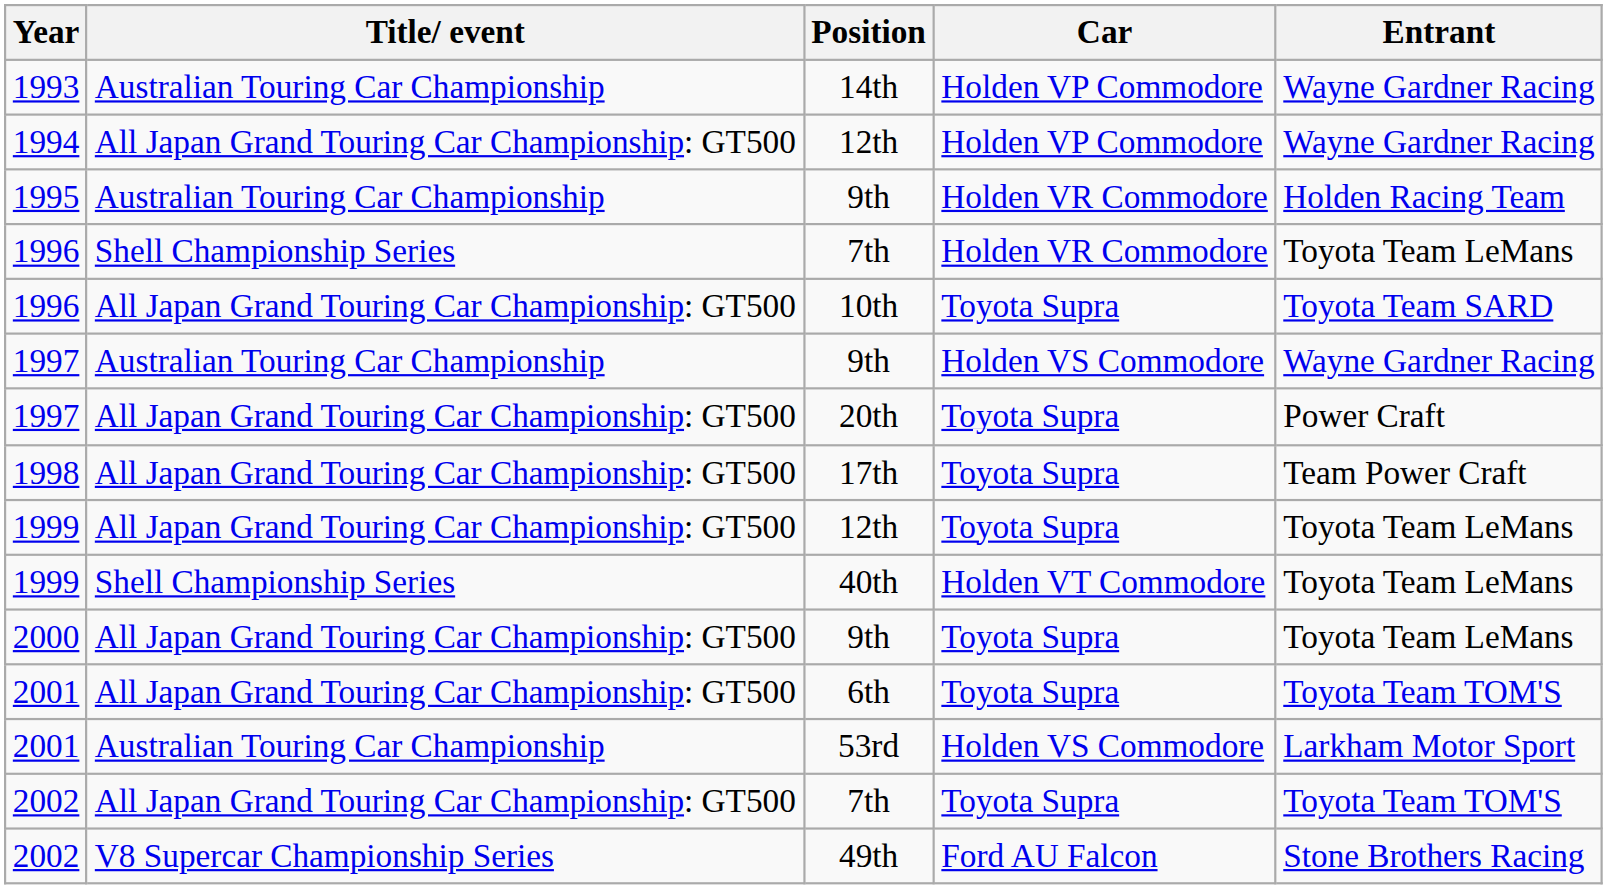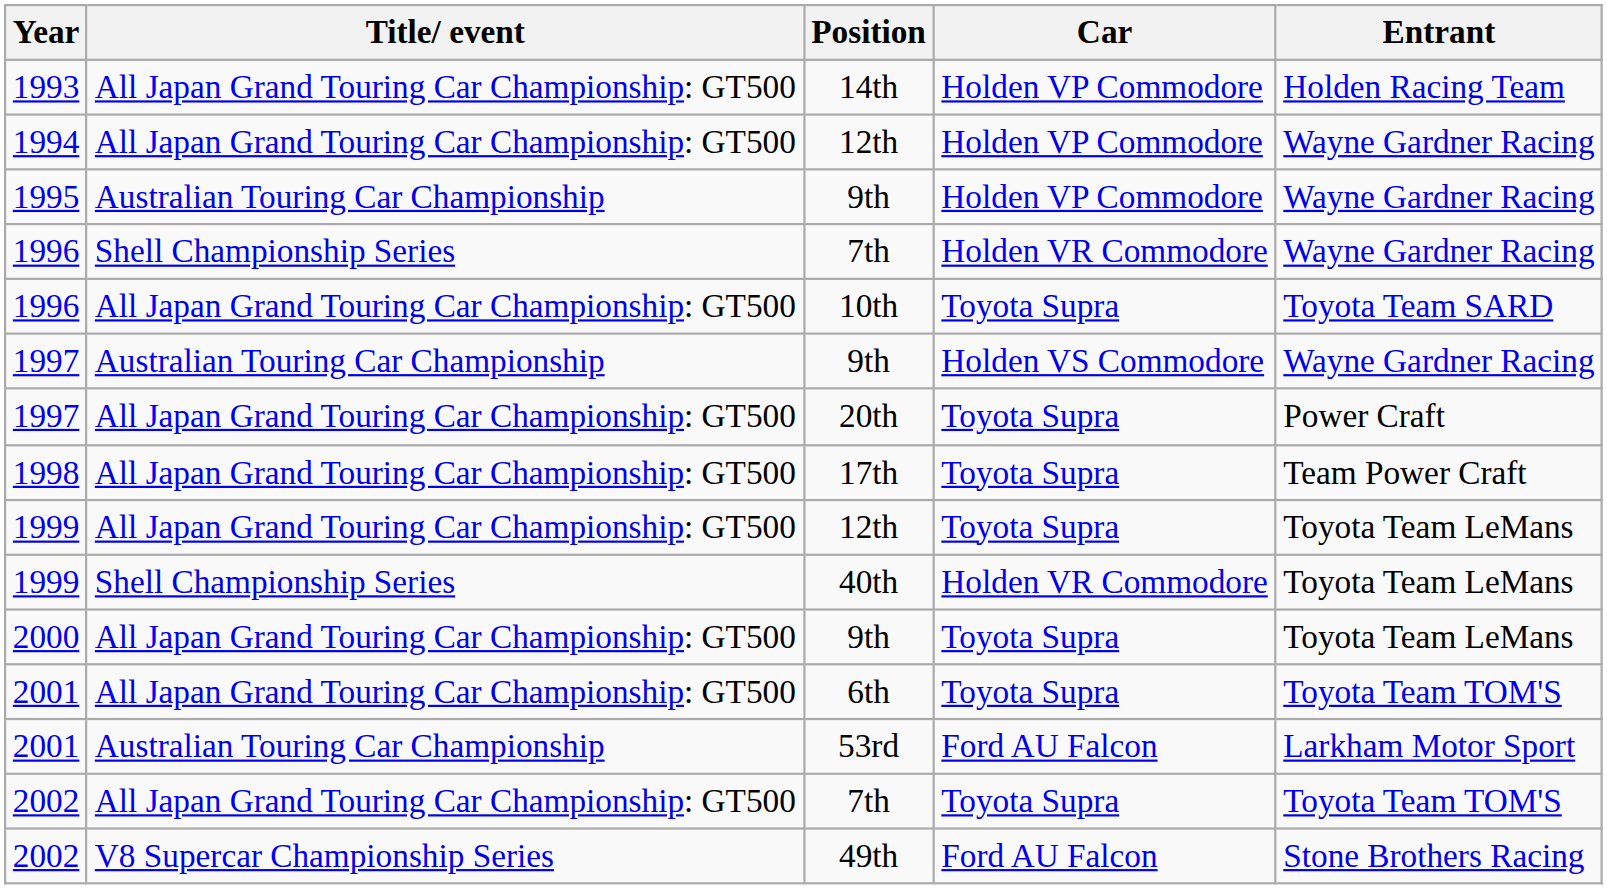(350, 87) Australian Touring Car Championship -> (445, 87) All Japan Grand Touring Car Championship: GT500
(1439, 87) Wayne Gardner Racing -> (1424, 87) Holden Racing Team
(1105, 196) Holden VR Commodore -> (1102, 196) Holden VP Commodore
(1424, 196) Holden Racing Team -> (1439, 196) Wayne Gardner Racing
(1428, 251) Toyota Team LeMans -> (1439, 251) Wayne Gardner Racing
(1103, 580) Holden VT Commodore -> (1105, 580) Holden VR Commodore
(1103, 745) Holden VS Commodore -> (1049, 745) Ford AU Falcon
